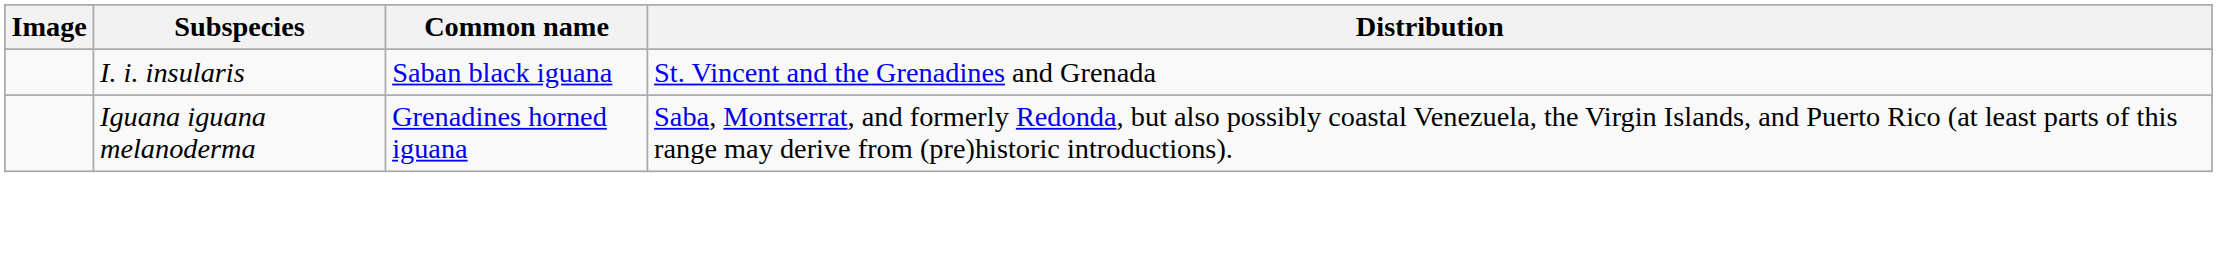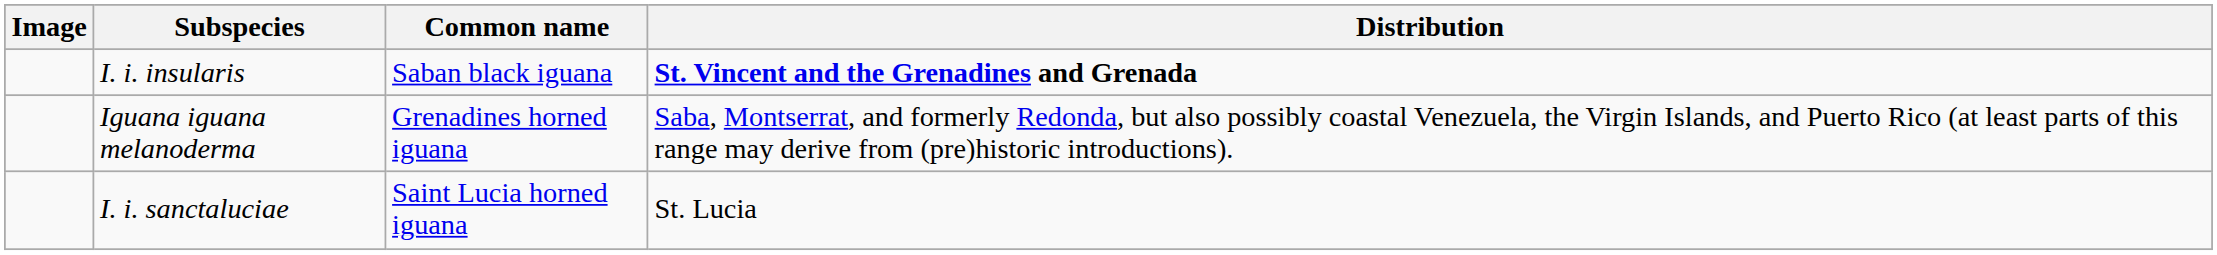(905, 71) normal -> (926, 71) bold
+ row: (194, 209)
